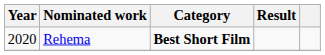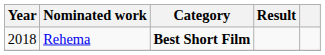(22, 38) 2020 -> (22, 38) 2018
